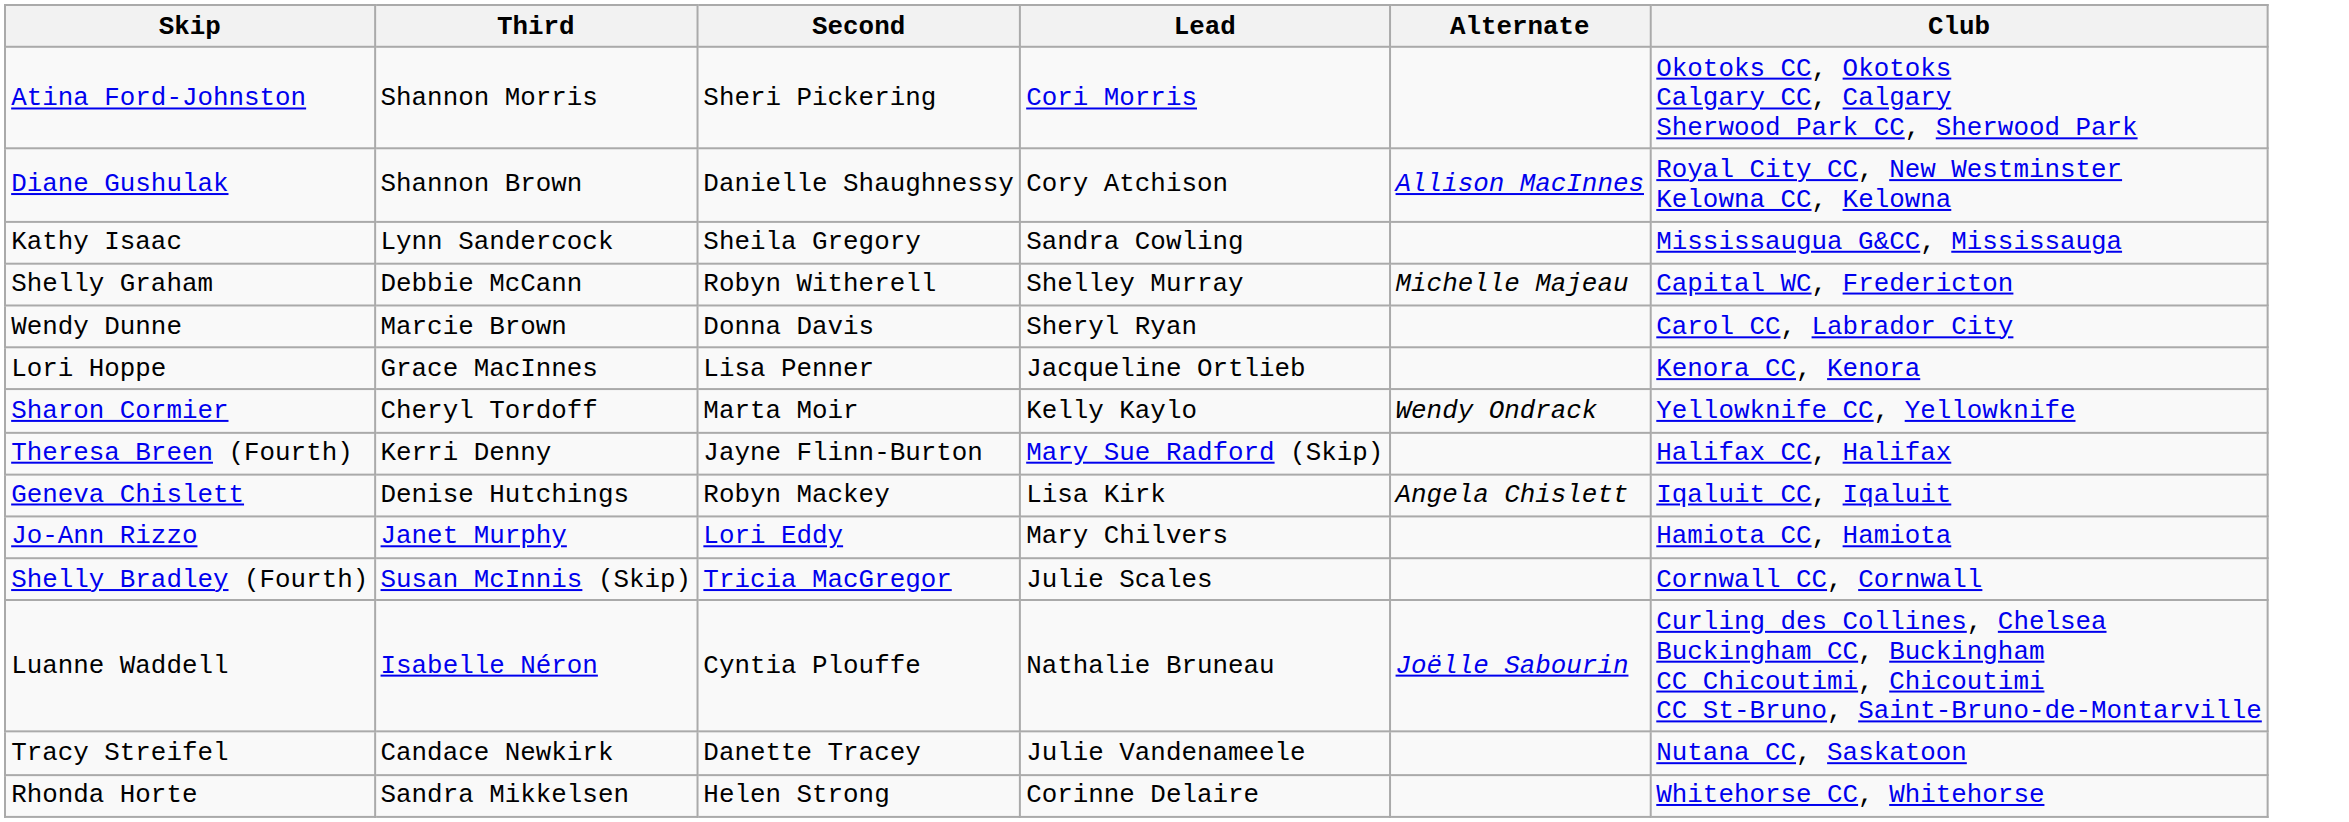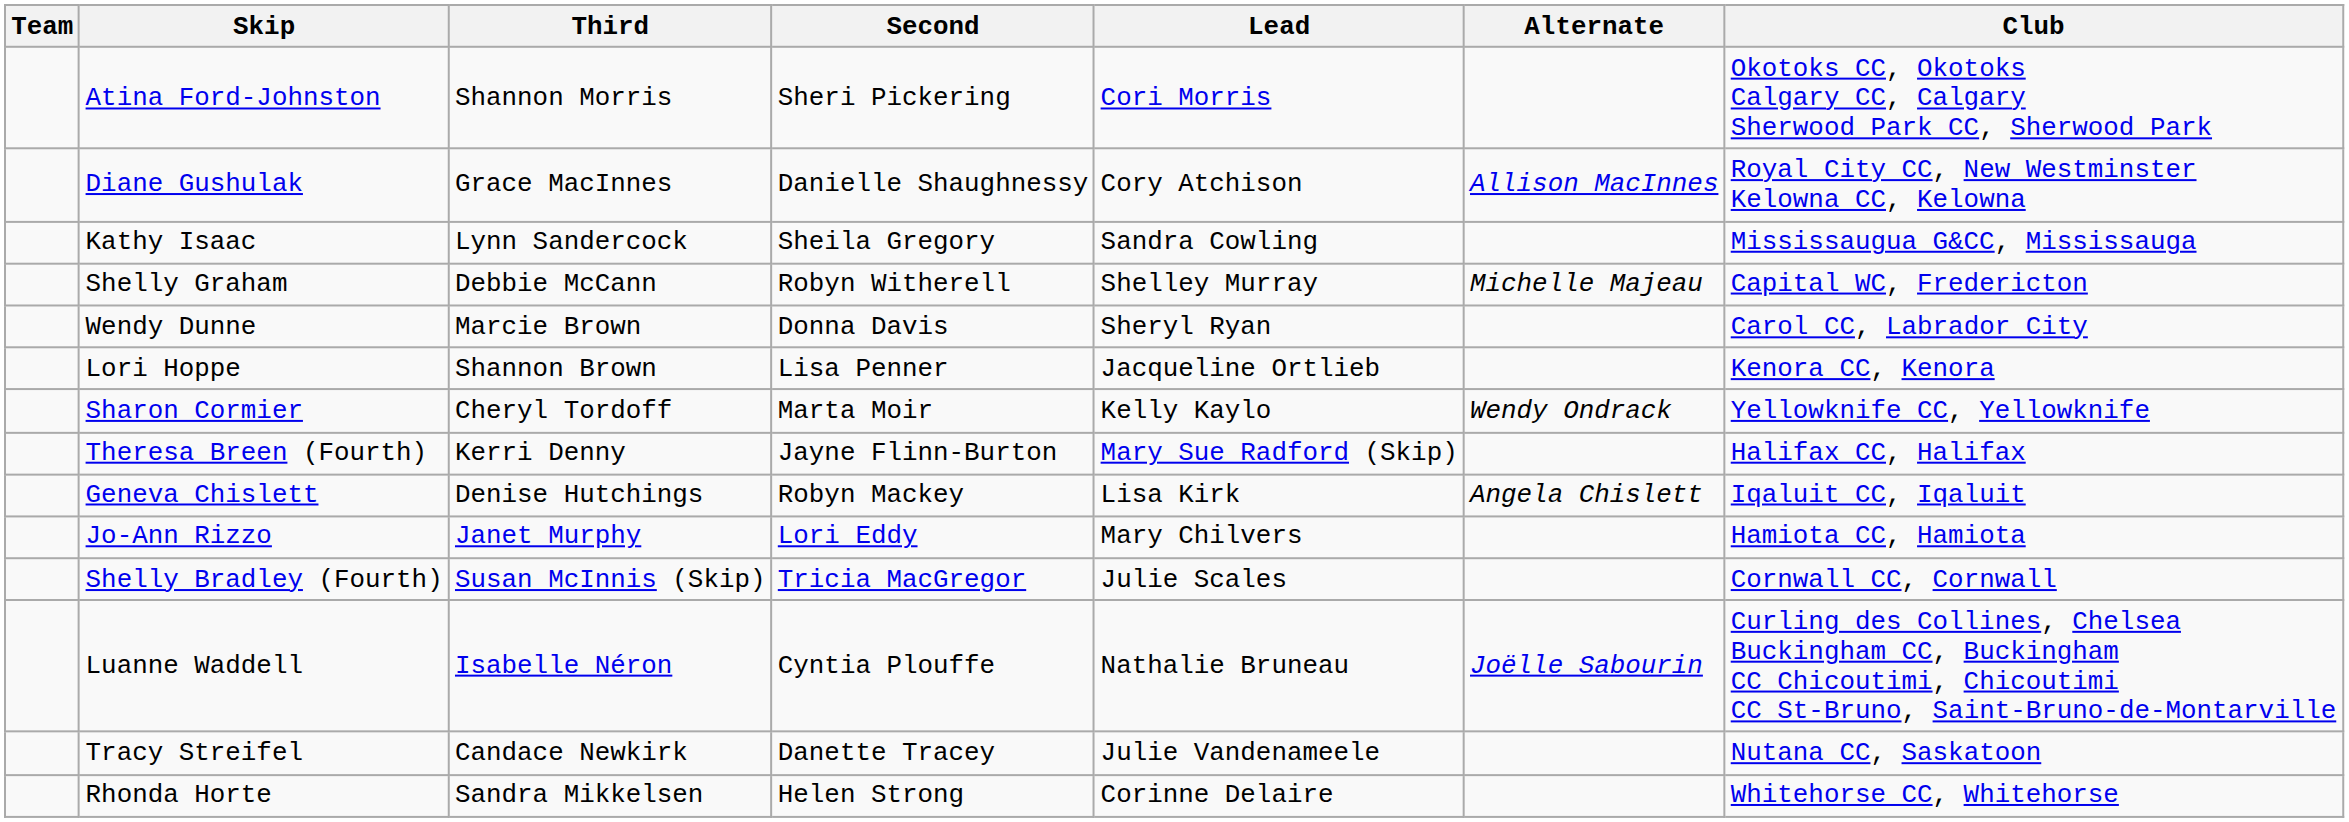+ column: (42, 26)
(481, 185) Shannon Brown -> (564, 185) Grace MacInnes
(489, 369) Grace MacInnes -> (556, 369) Shannon Brown
